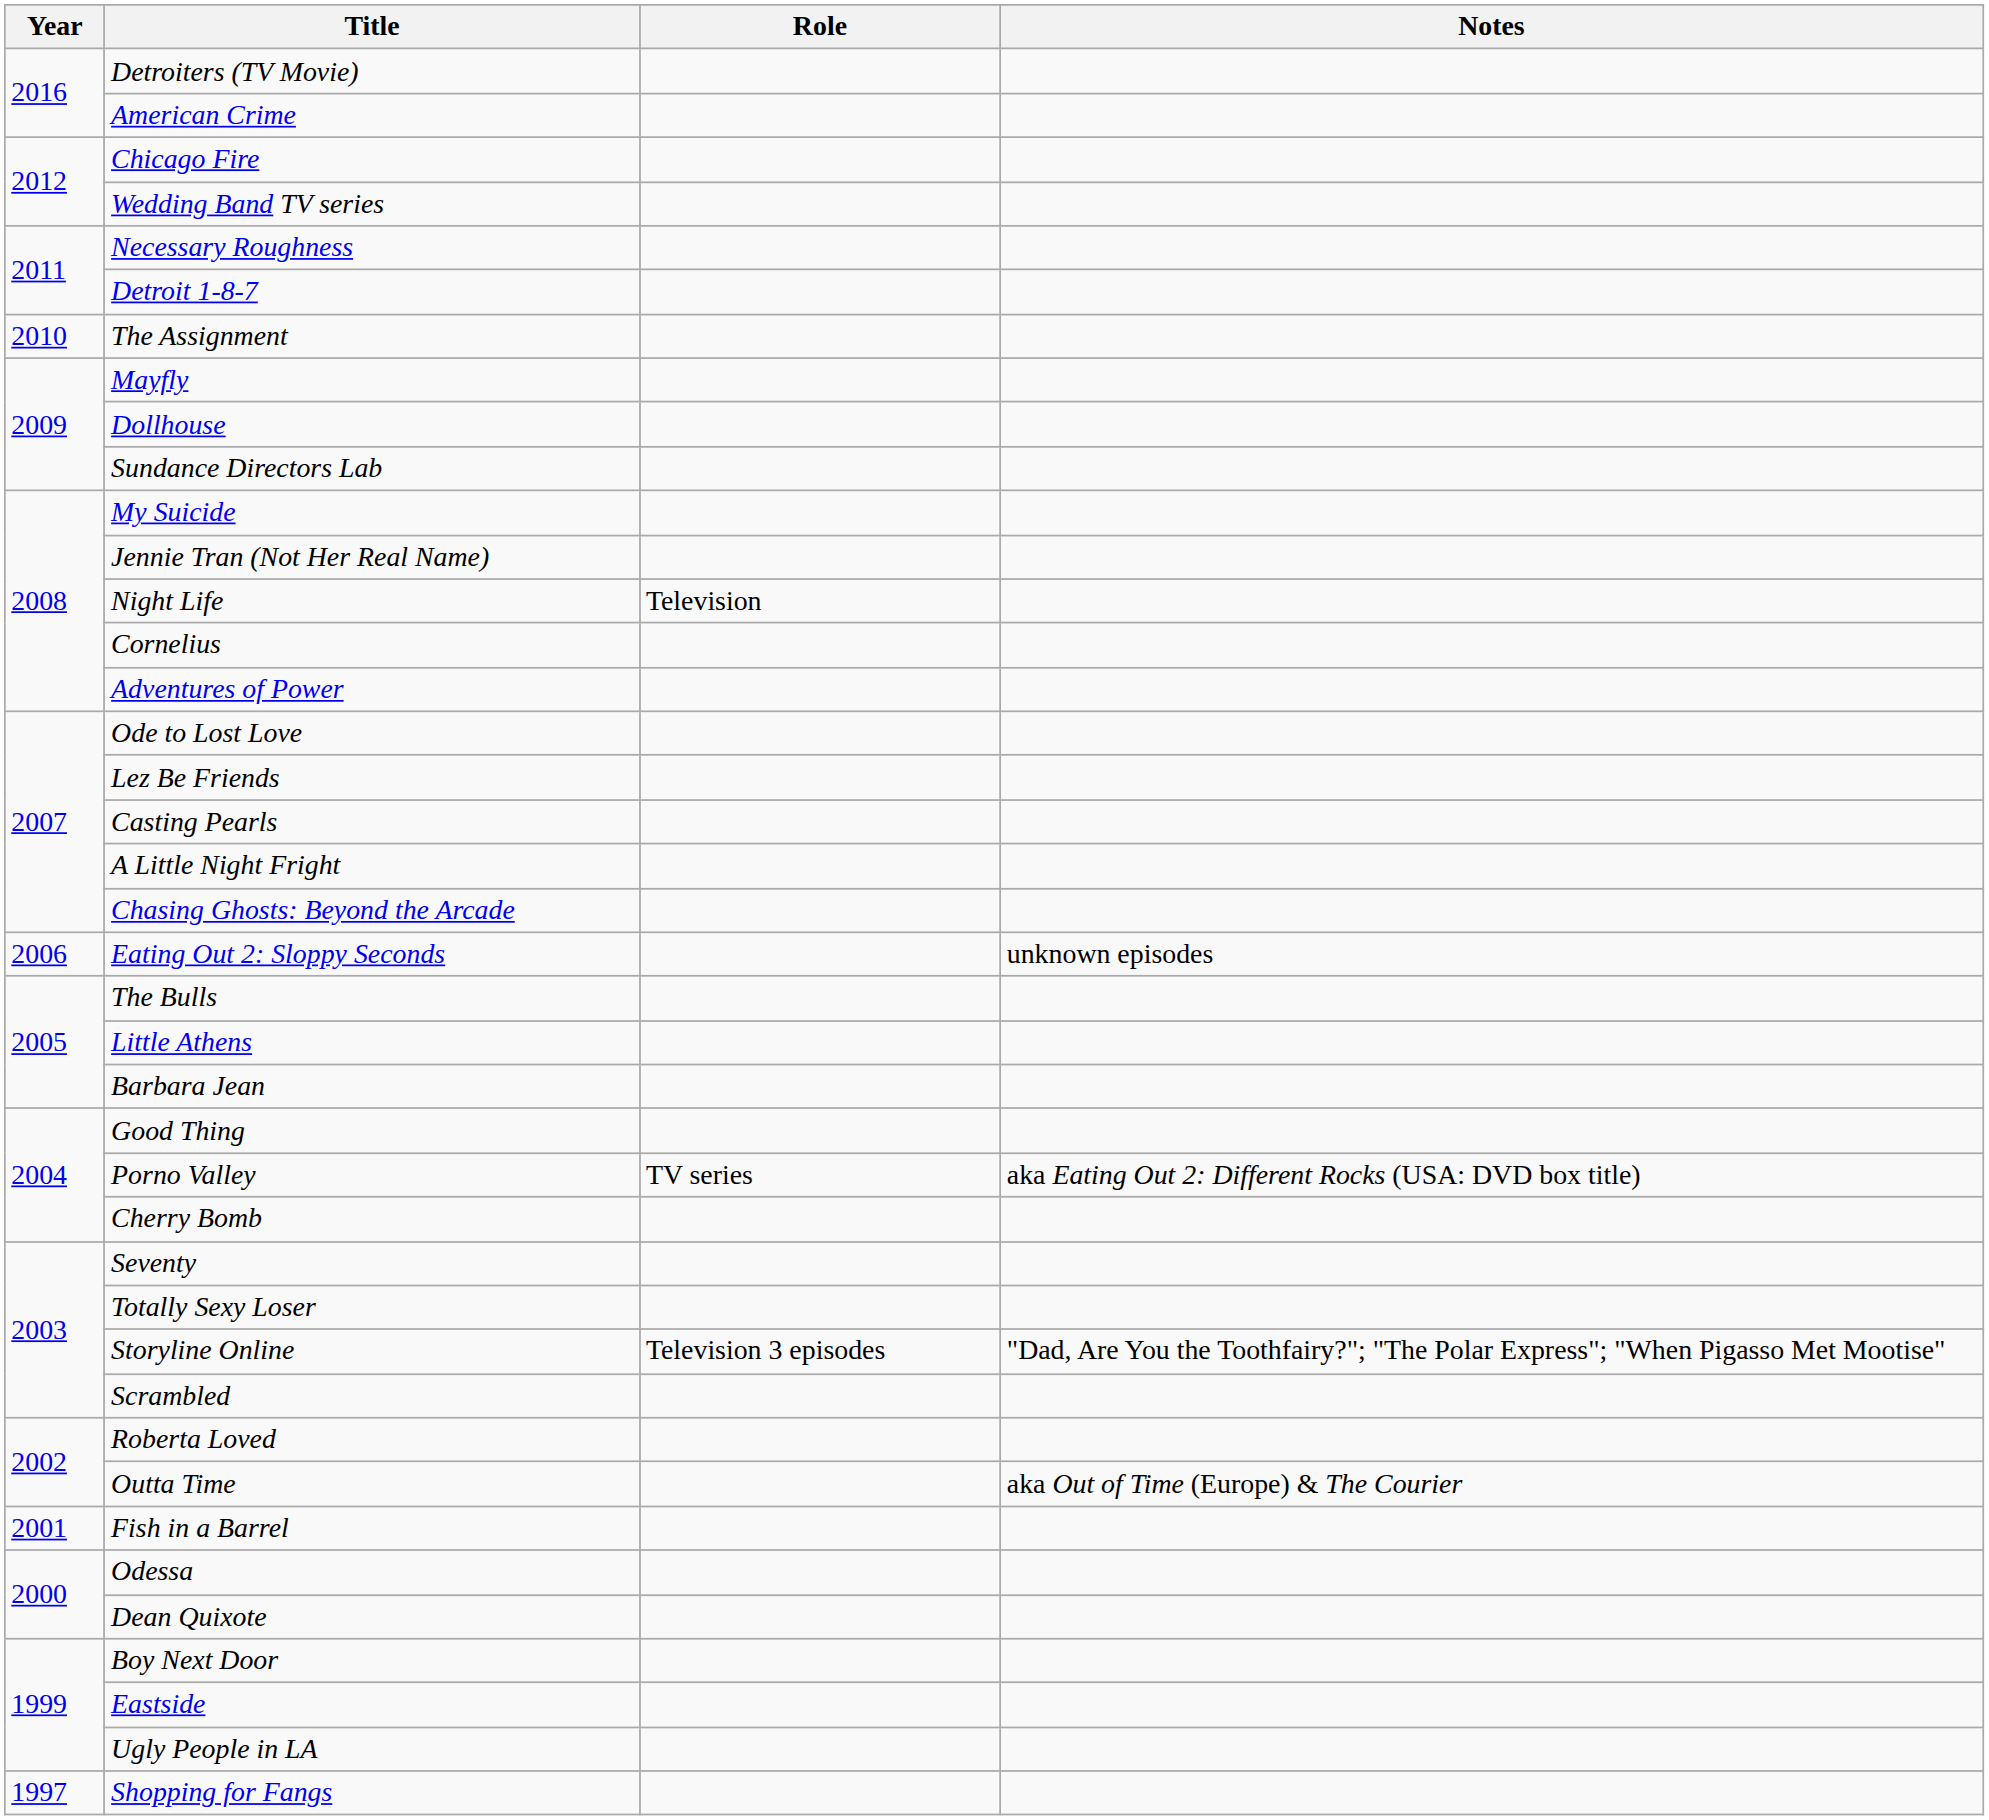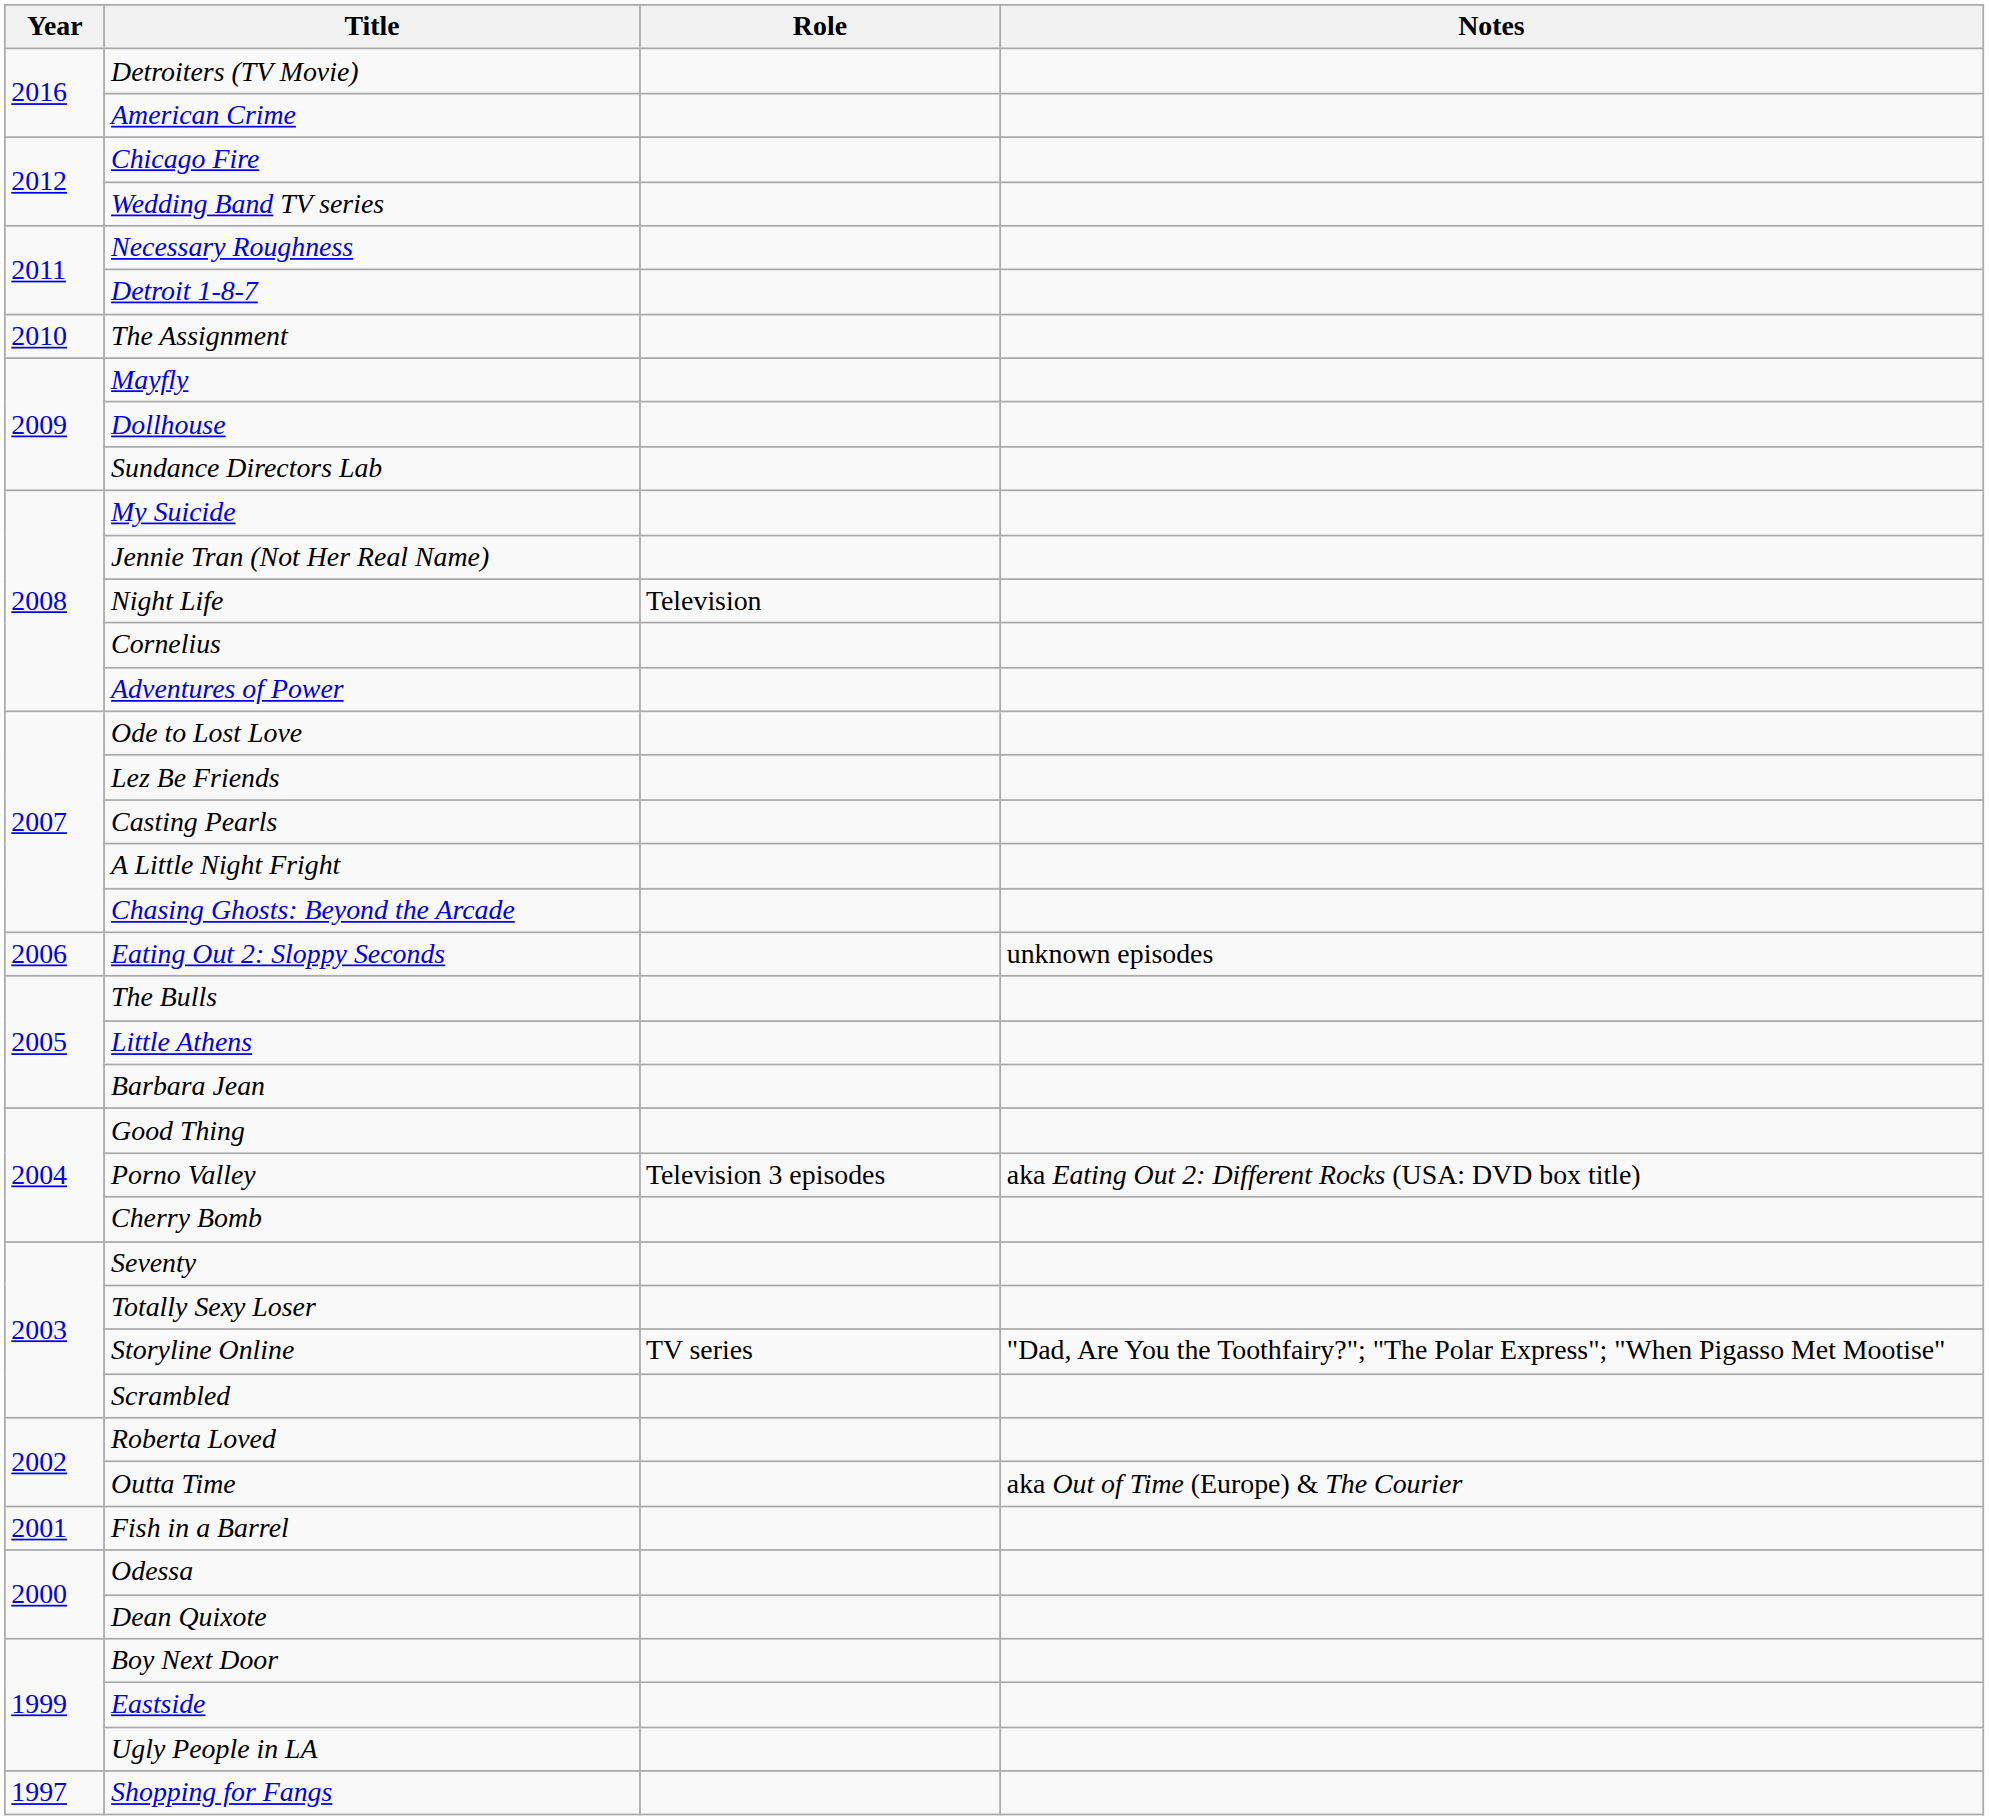(699, 1174) TV series -> (766, 1174) Television 3 episodes
(766, 1351) Television 3 episodes -> (699, 1351) TV series
